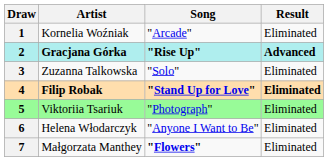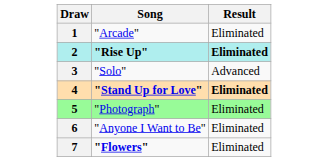- column: (92, 14)
(290, 52) Advanced -> (239, 52) Eliminated
(290, 71) Eliminated -> (235, 71) Advanced
